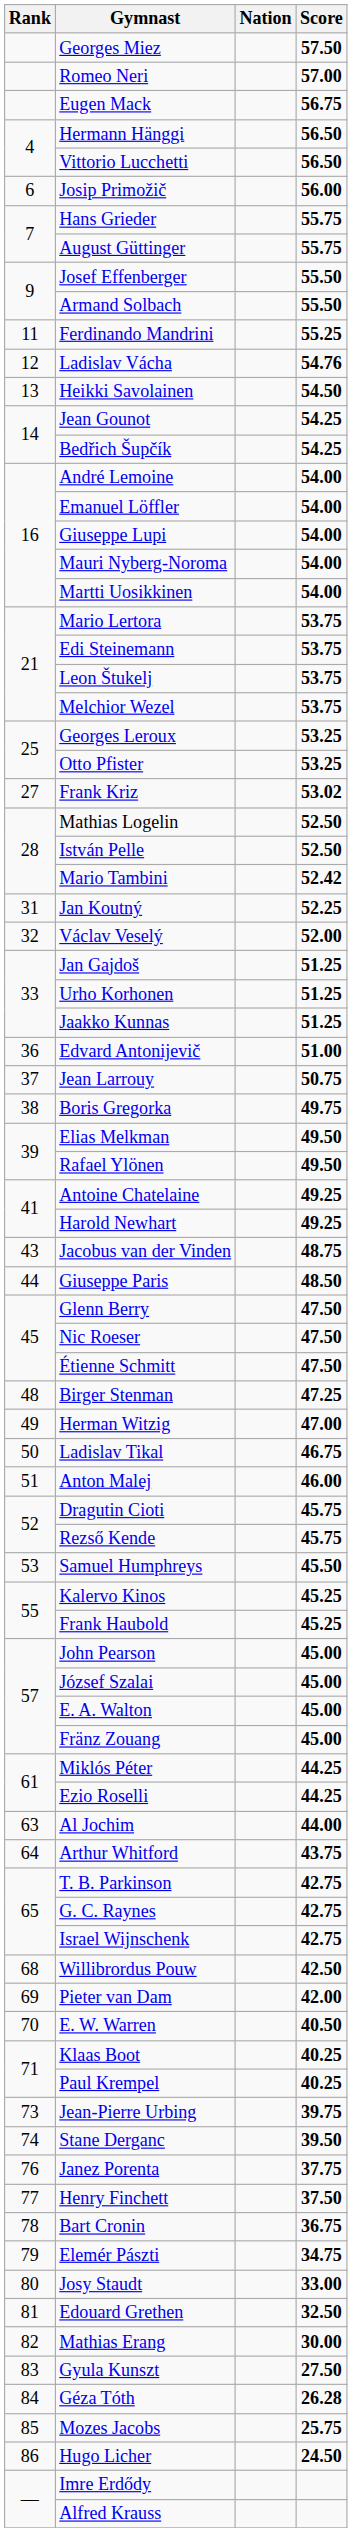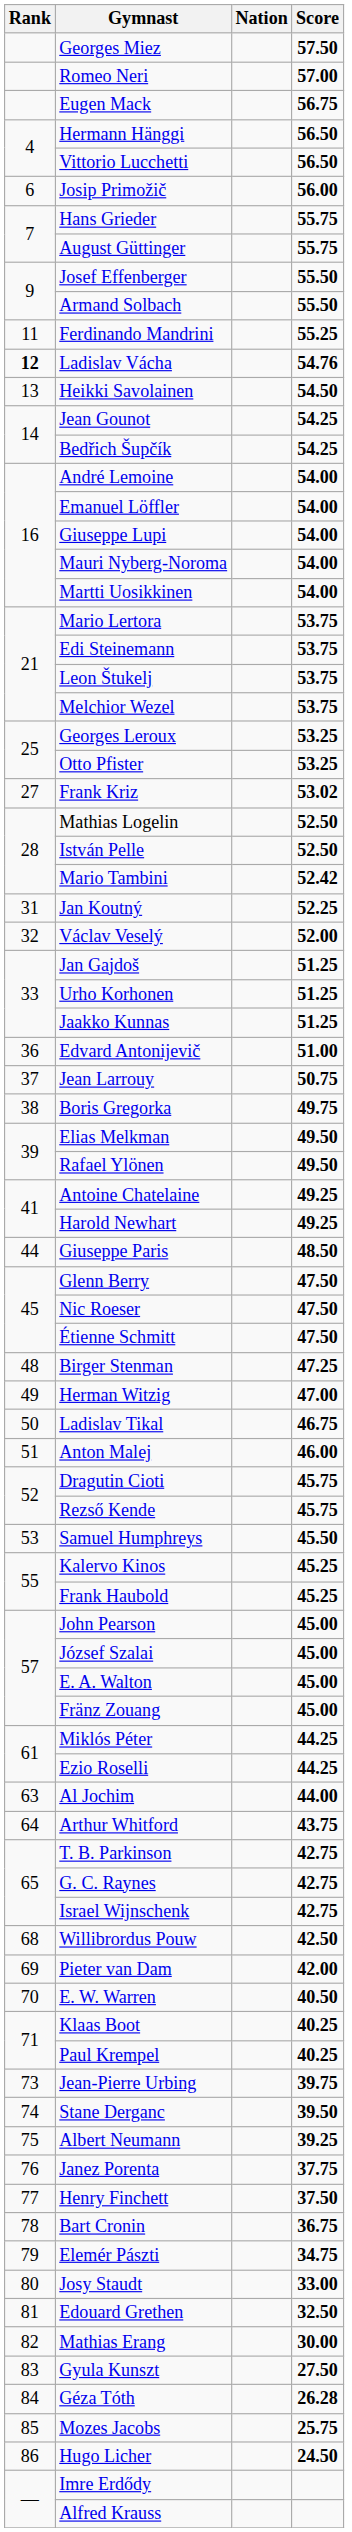(30, 362) normal -> (30, 362) bold
- row: (145, 1251)
+ row: (120, 2140)
